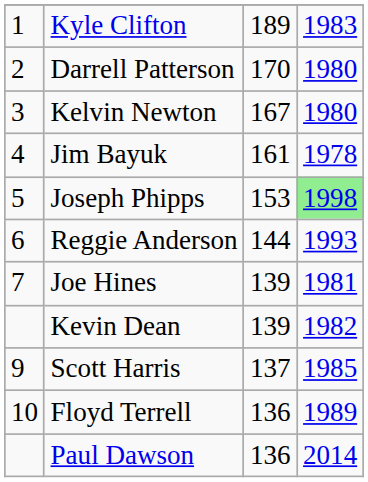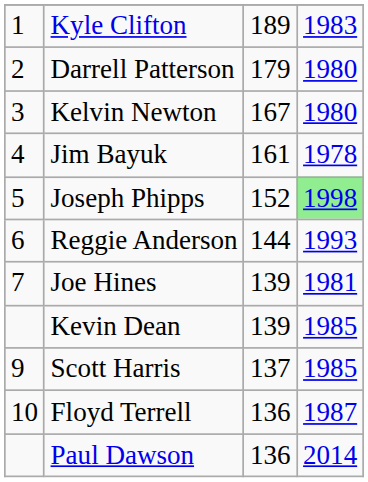(270, 68) 170 -> (270, 68) 179
(270, 197) 153 -> (270, 197) 152
(330, 326) 1982 -> (330, 326) 1985
(330, 411) 1989 -> (330, 411) 1987
